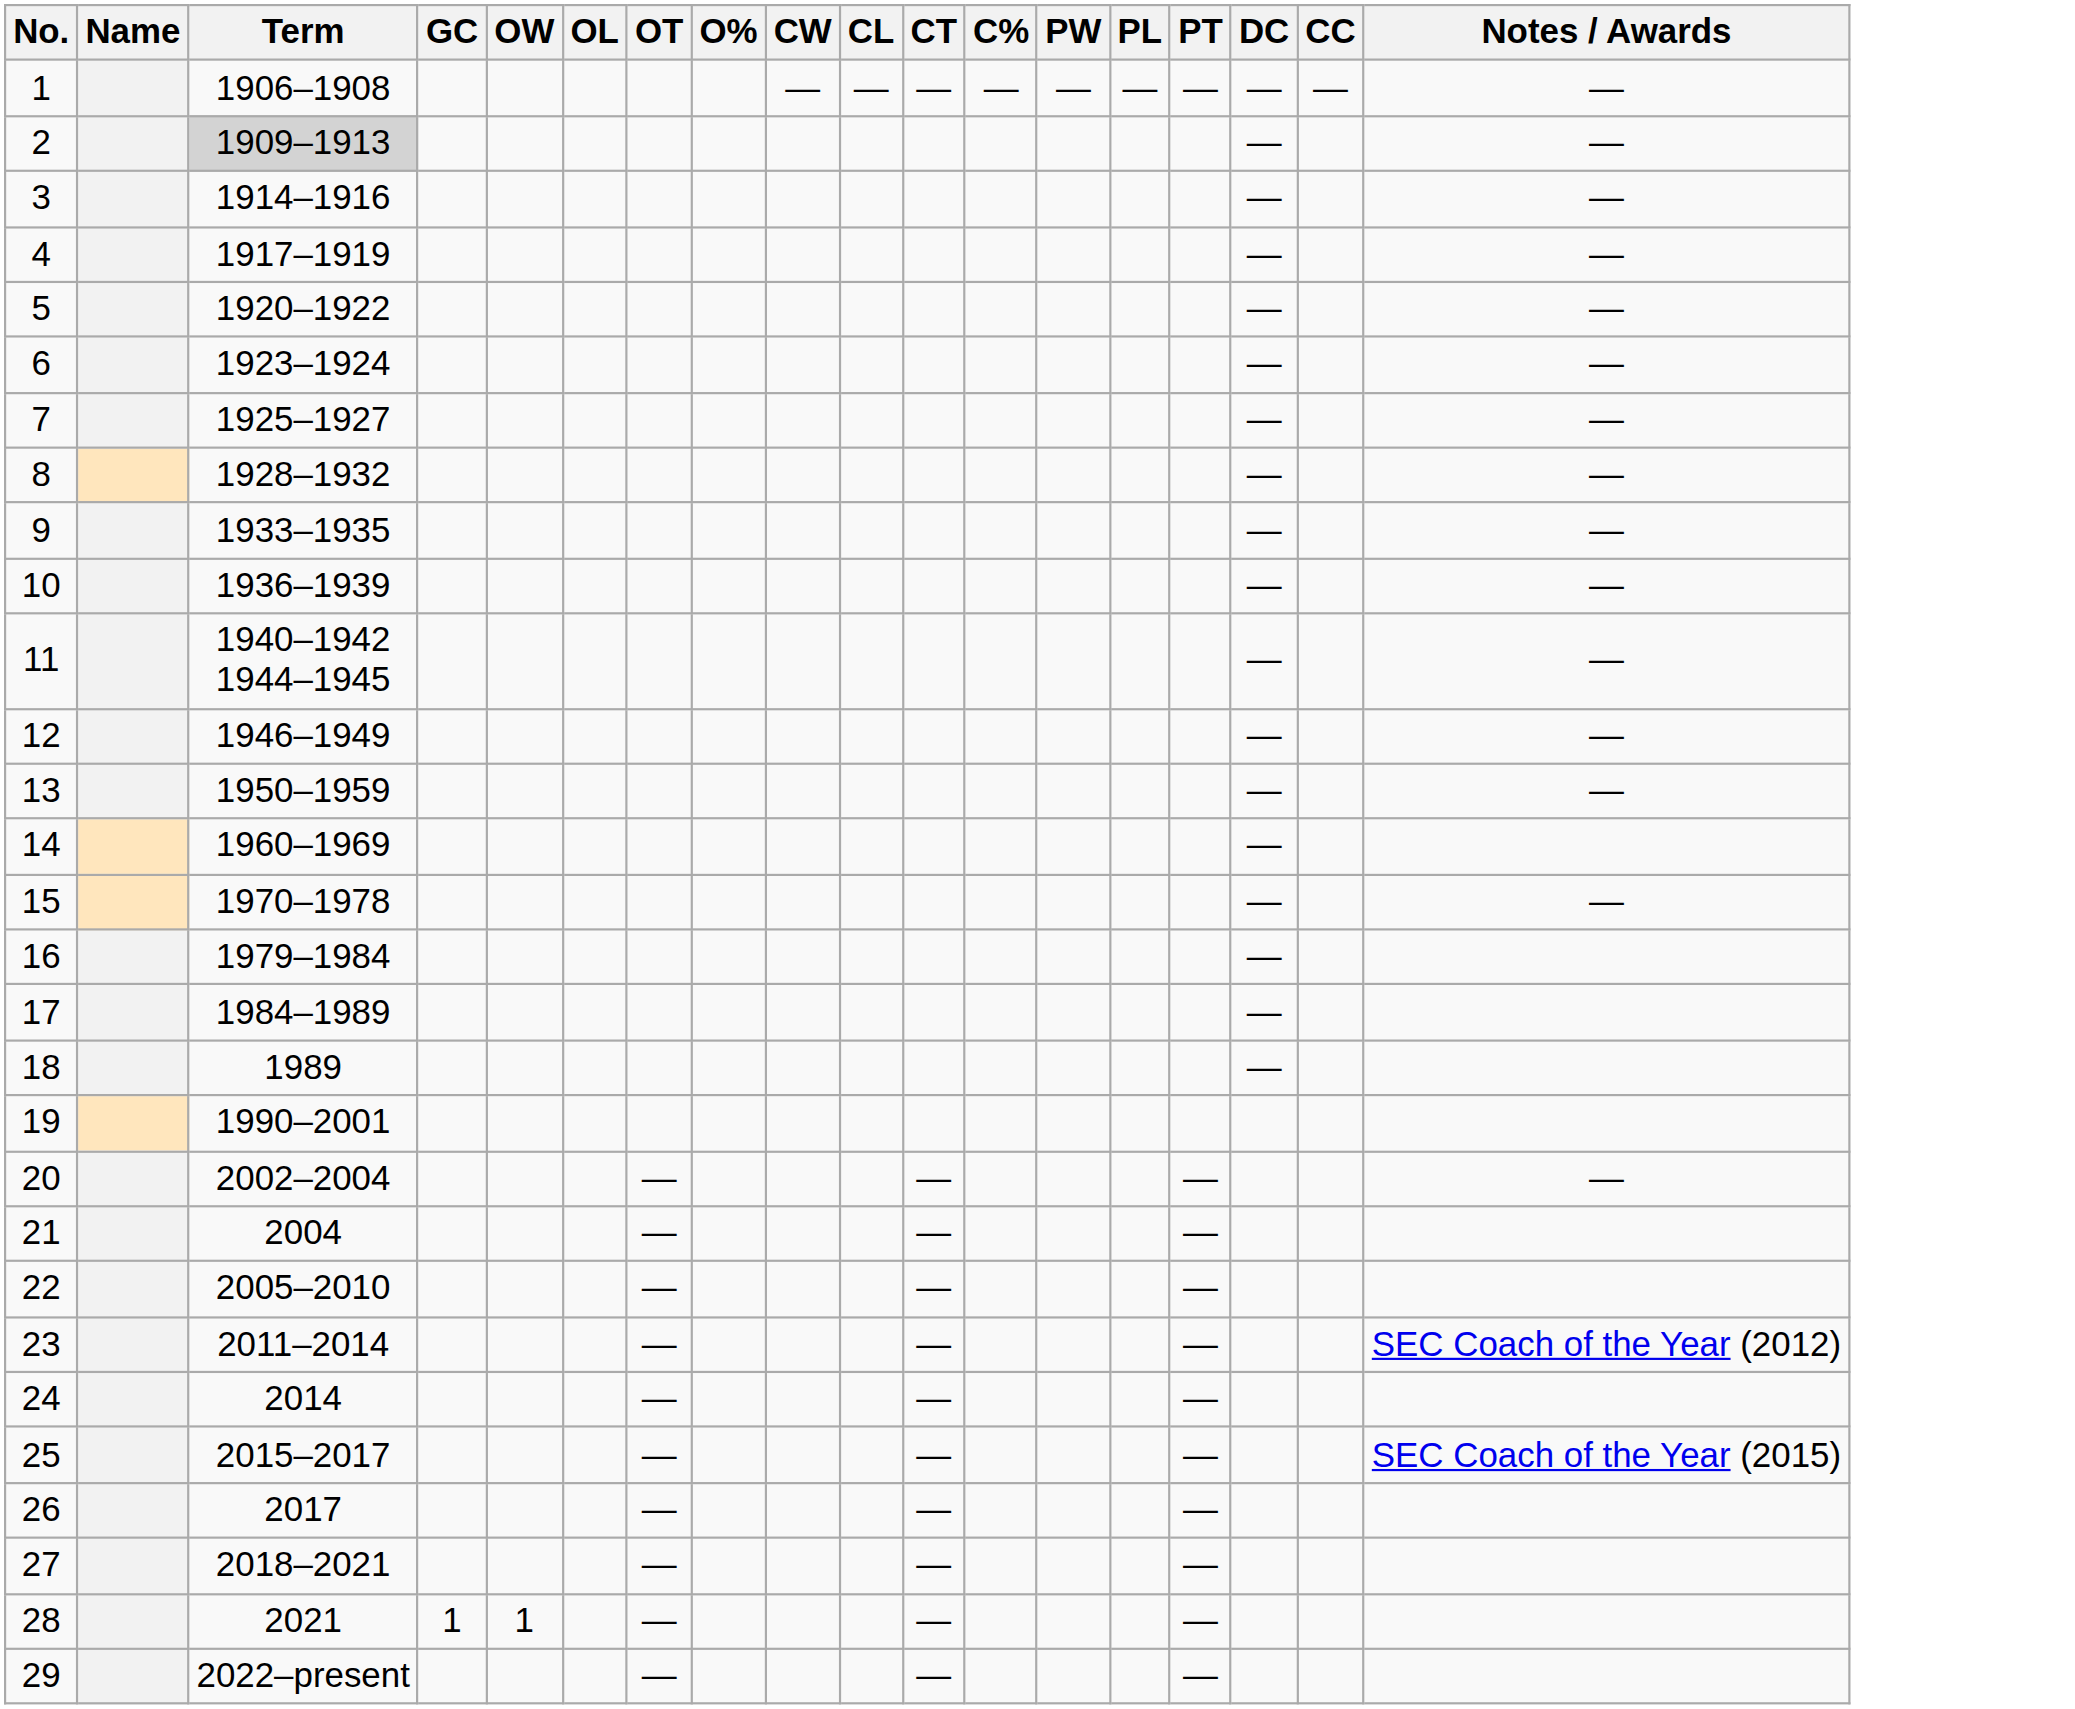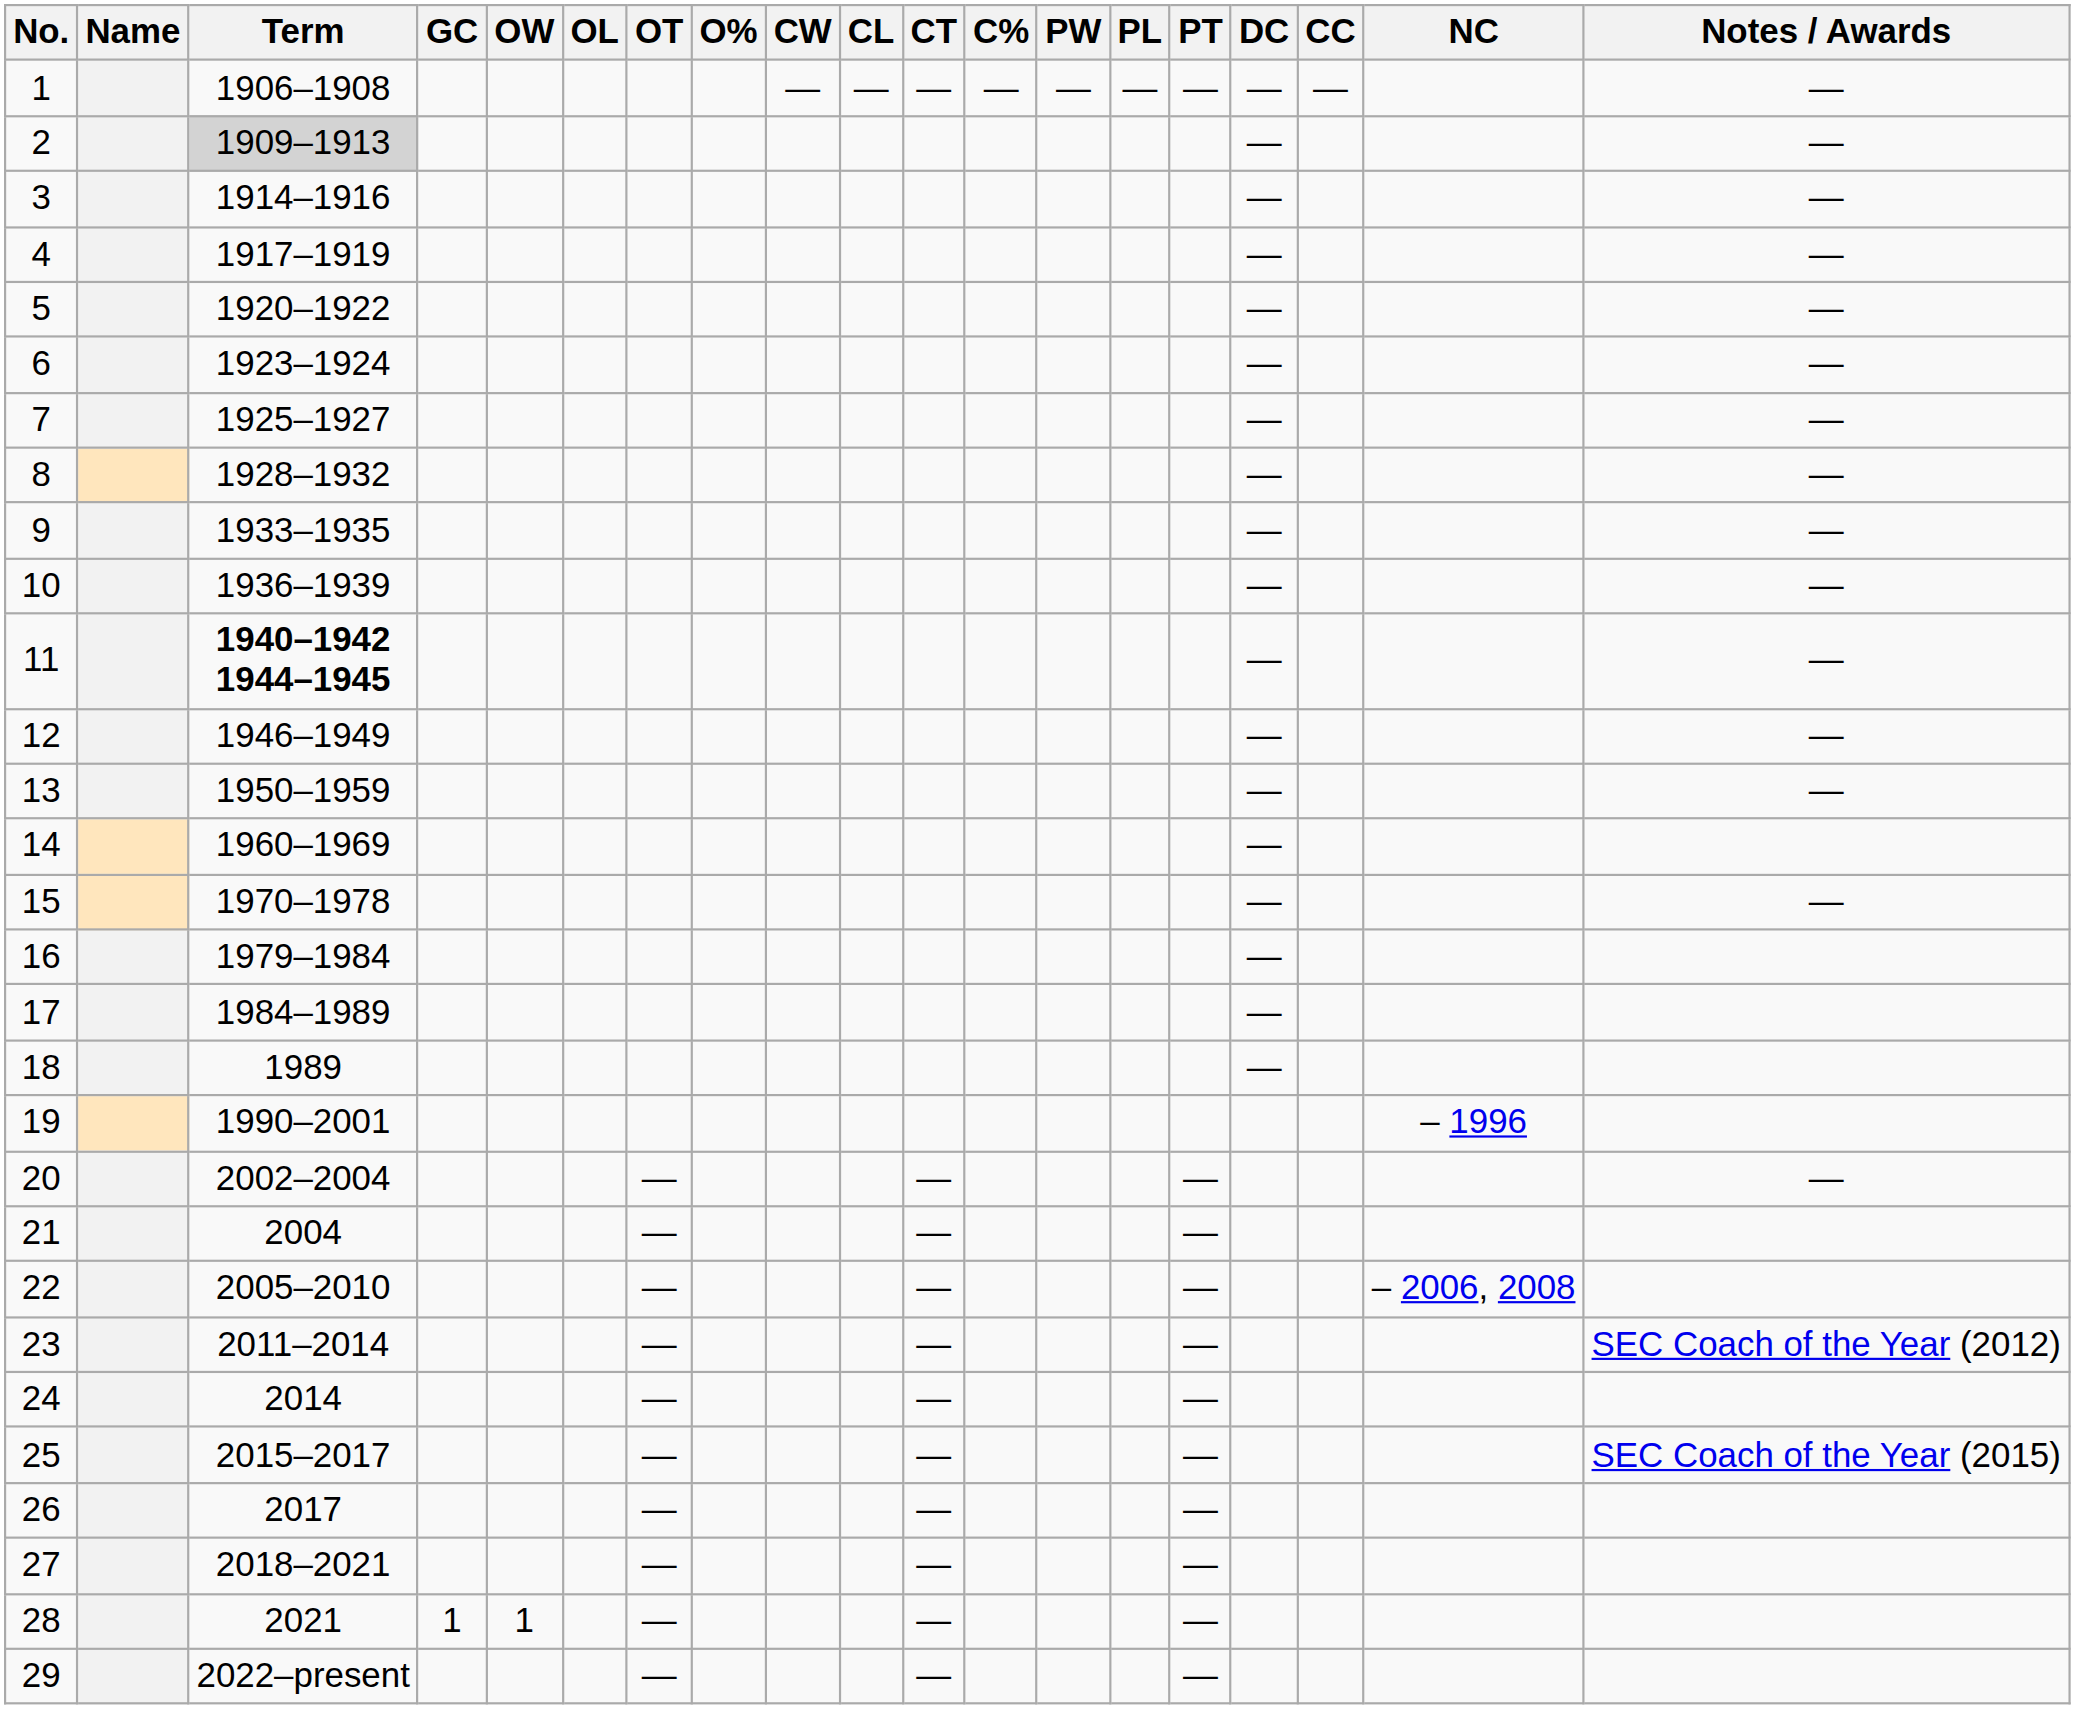+ column: (1474, 32)
(303, 660) normal -> (303, 660) bold
